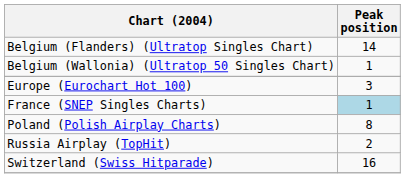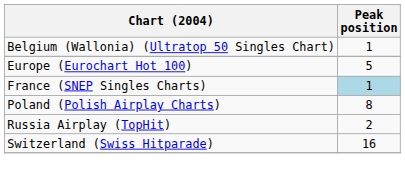- row: (160, 47)
(369, 86) 3 -> (369, 66) 5
